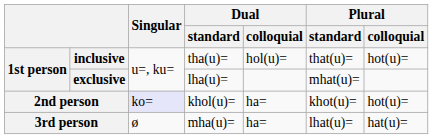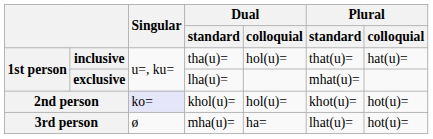(388, 58) hot(u)= -> (388, 58) hat(u)=
(256, 101) ha= -> (267, 101) hol(u)=
(388, 123) hat(u)= -> (388, 123) hot(u)=
